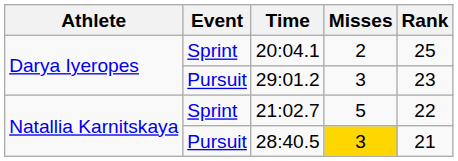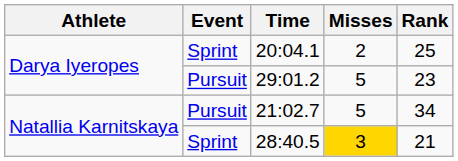(361, 81) 3 -> (361, 81) 5
(212, 111) Sprint -> (217, 111) Pursuit
(425, 111) 22 -> (425, 111) 34
(217, 141) Pursuit -> (212, 141) Sprint
